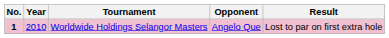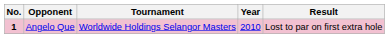columns swapped: (36, 12) <-> (236, 12)
